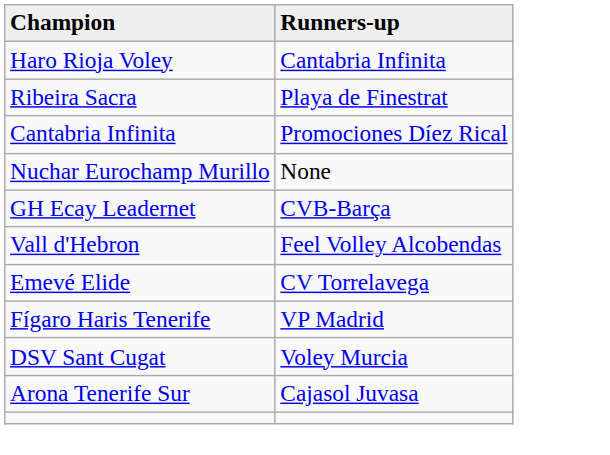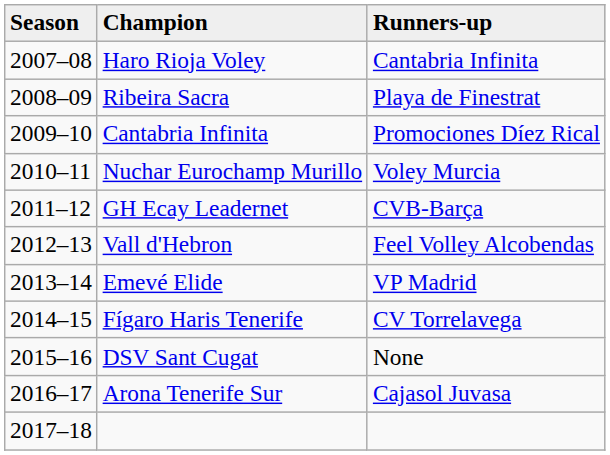+ column: (45, 23)
(306, 171) None -> (437, 171) Voley Murcia
(355, 282) CV Torrelavega -> (425, 282) VP Madrid
(332, 319) VP Madrid -> (447, 319) CV Torrelavega
(344, 356) Voley Murcia -> (398, 356) None
